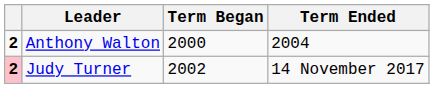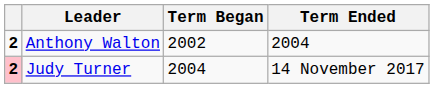(187, 44) 2000 -> (187, 44) 2002
(187, 70) 2002 -> (187, 70) 2004
